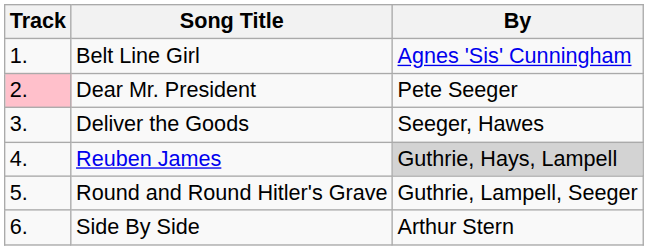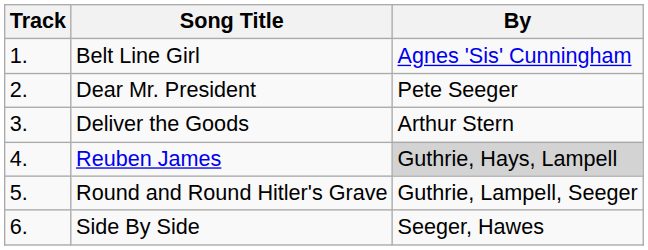(19, 90) pink background -> (19, 90) no background
(471, 124) Seeger, Hawes -> (456, 124) Arthur Stern
(456, 227) Arthur Stern -> (471, 227) Seeger, Hawes
